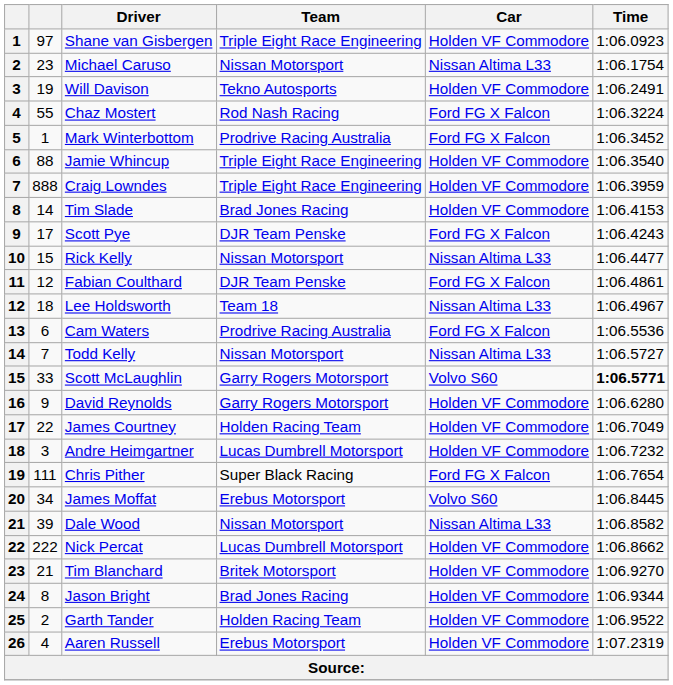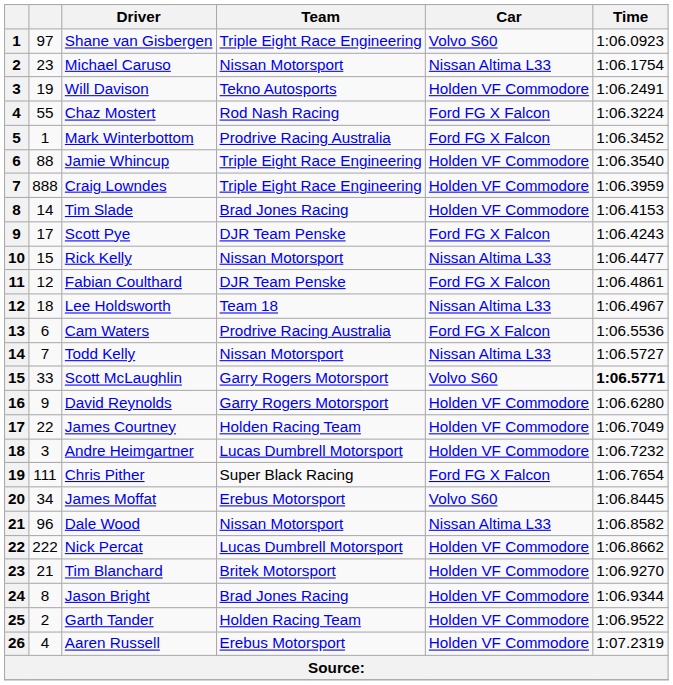(509, 41) Holden VF Commodore -> (463, 41) Volvo S60
(45, 523) 39 -> (45, 523) 96
